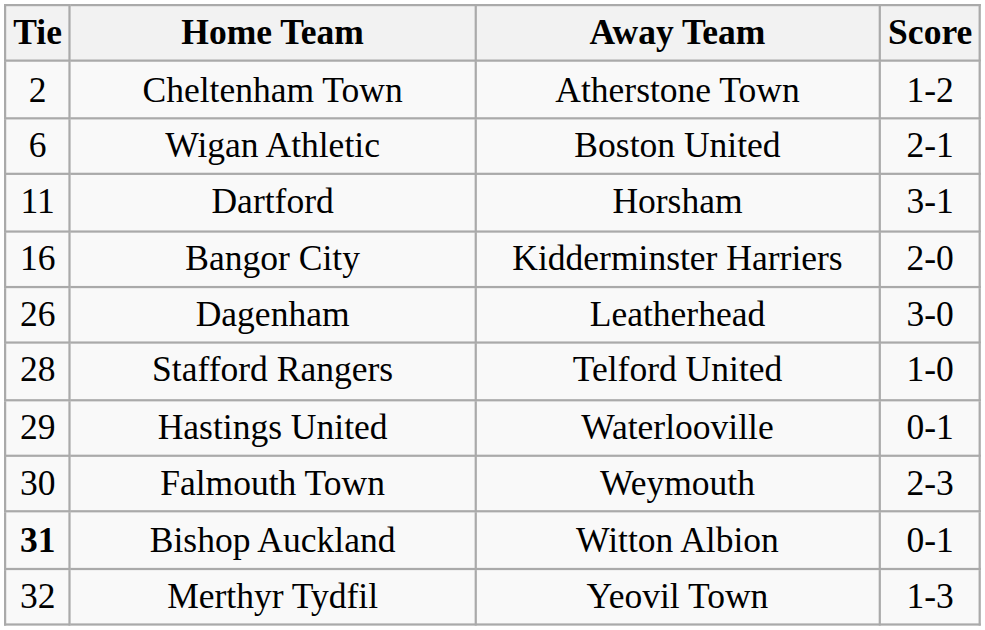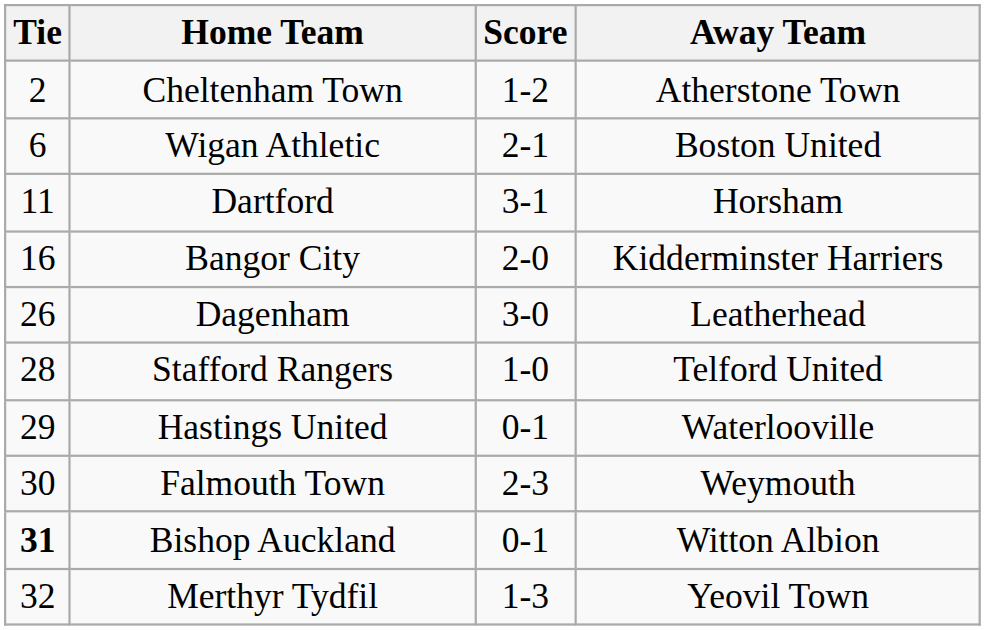columns swapped: (930, 32) <-> (677, 32)
